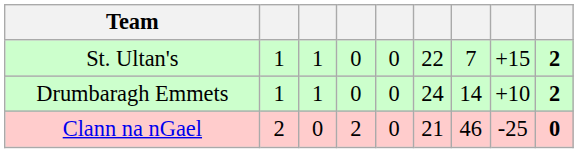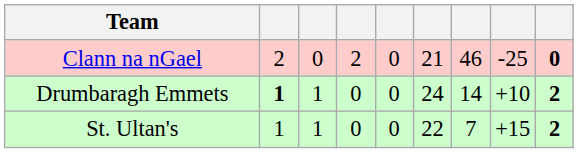rows swapped: (132, 57) <-> (132, 128)
(279, 93) normal -> (279, 93) bold
